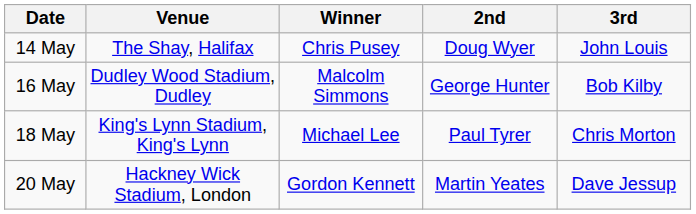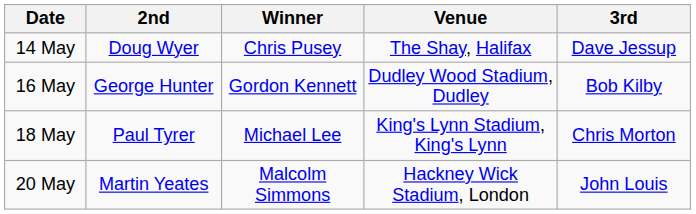columns swapped: (183, 18) <-> (490, 18)
(624, 47) John Louis -> (624, 47) Dave Jessup
(351, 86) Malcolm Simmons -> (293, 86) Gordon Kennett
(351, 184) Gordon Kennett -> (293, 184) Malcolm Simmons
(624, 184) Dave Jessup -> (624, 184) John Louis
